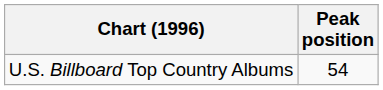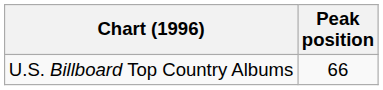(338, 69) 54 -> (338, 69) 66
